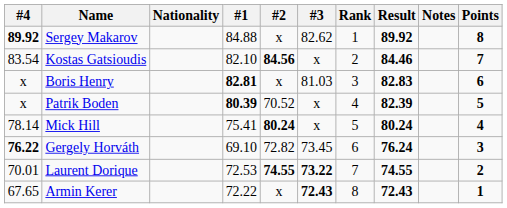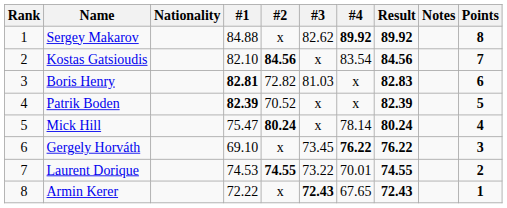columns swapped: (355, 15) <-> (23, 15)
(397, 59) 84.46 -> (397, 59) 84.56
(279, 81) x -> (280, 81) 72.82
(241, 103) 80.39 -> (242, 103) 82.39
(241, 125) 75.41 -> (242, 125) 75.47
(279, 147) 72.82 -> (280, 147) x
(397, 147) 76.24 -> (397, 147) 76.22
(241, 170) 72.53 -> (242, 170) 74.53
(317, 170) bold -> (318, 170) normal
